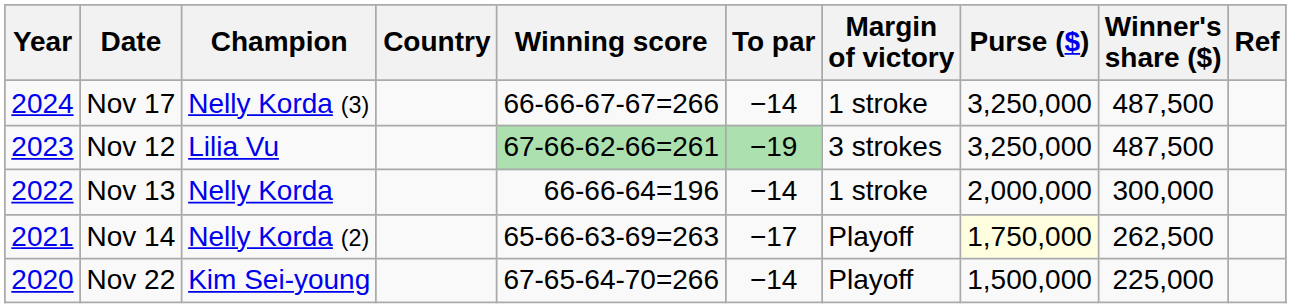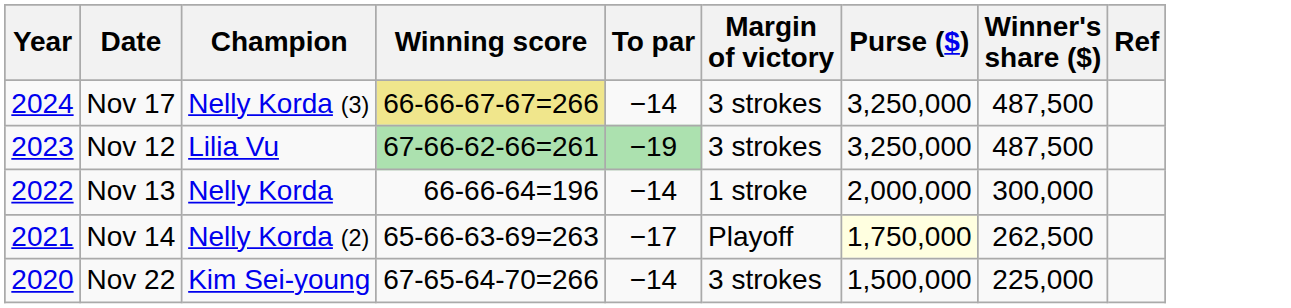- column: (437, 42)
(611, 102) no background -> (491, 102) khaki background
(878, 102) 1 stroke -> (765, 102) 3 strokes
(871, 280) Playoff -> (765, 280) 3 strokes
